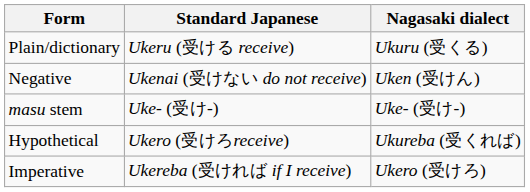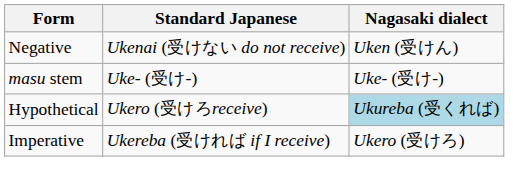- row: (64, 47)
(448, 139) no background -> (426, 108) lightblue background
